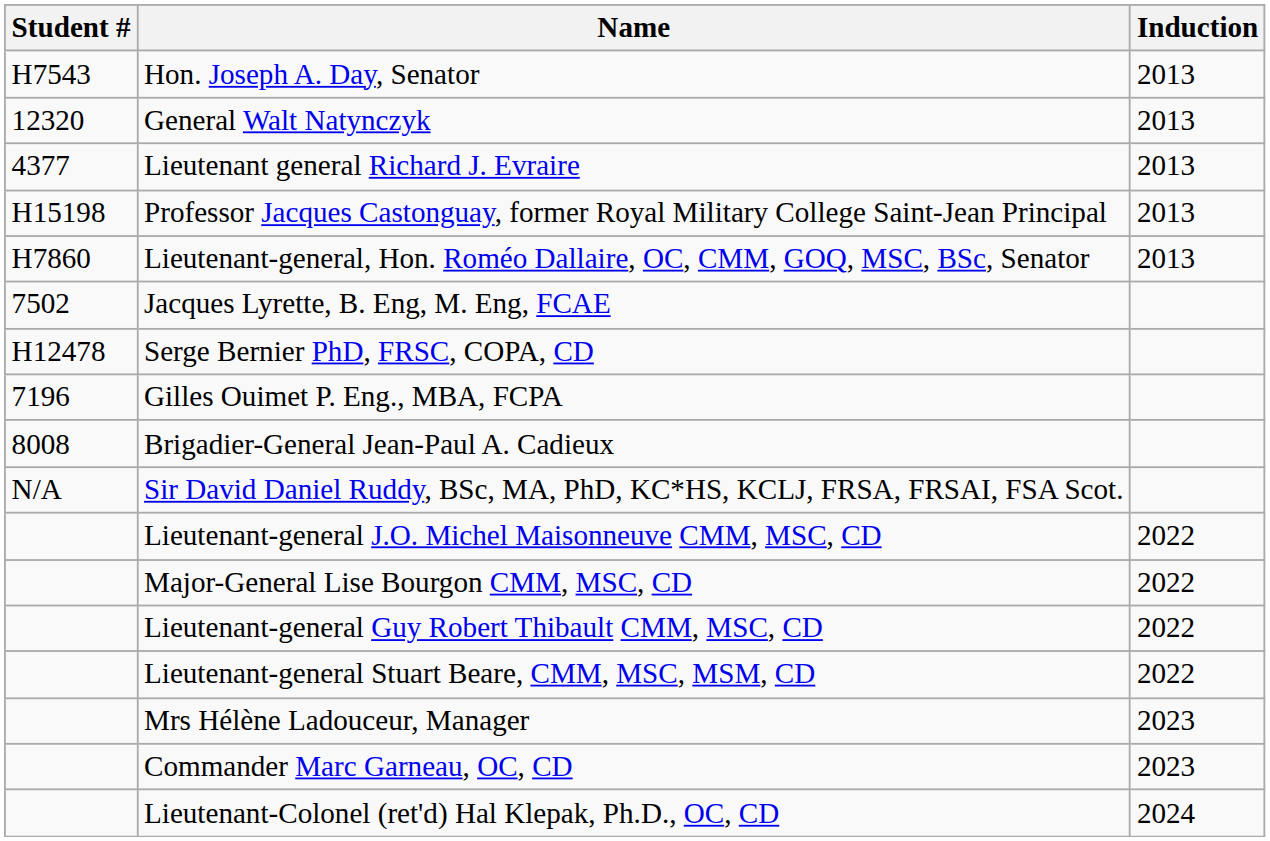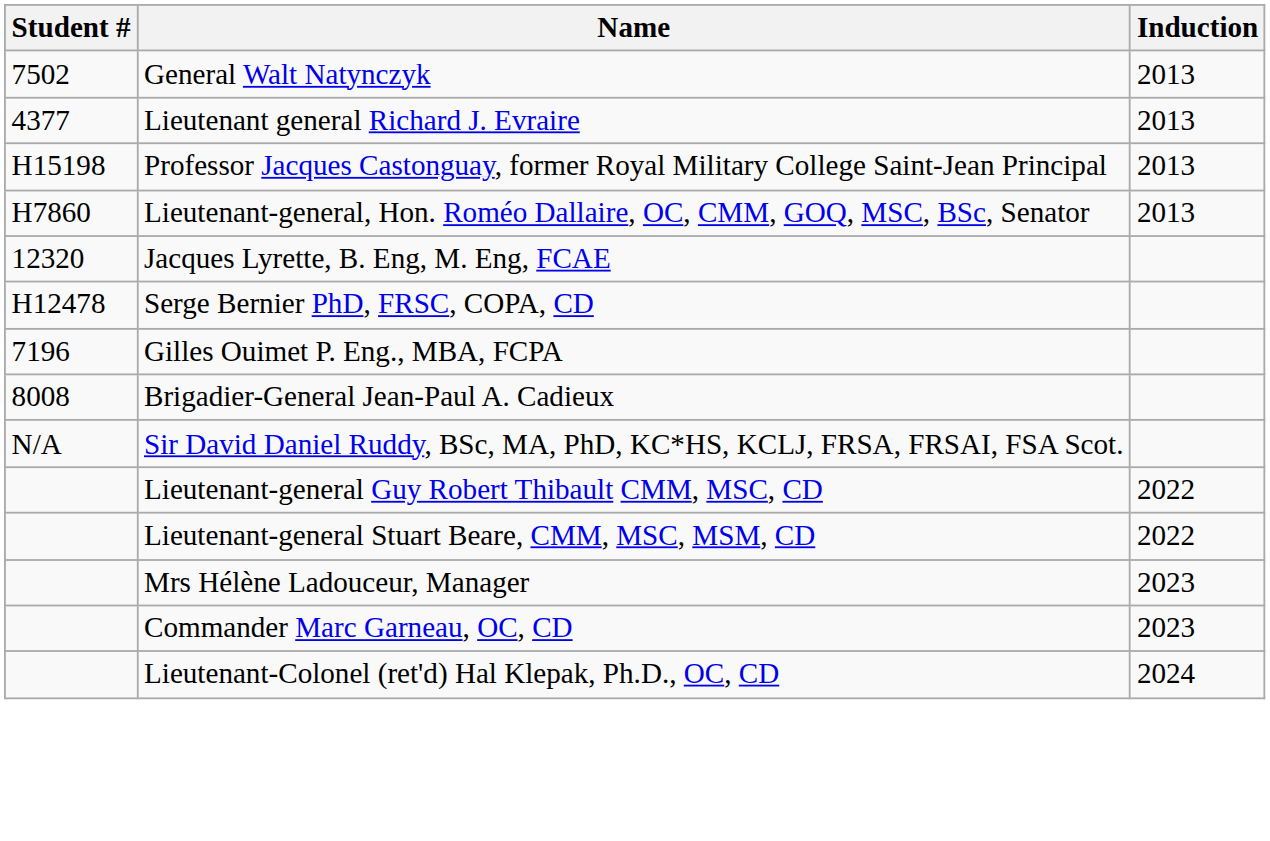- row: (312, 73)
(48, 119) 12320 -> (41, 73) 7502
(41, 304) 7502 -> (48, 258) 12320
- row: (513, 535)
- row: (418, 581)
